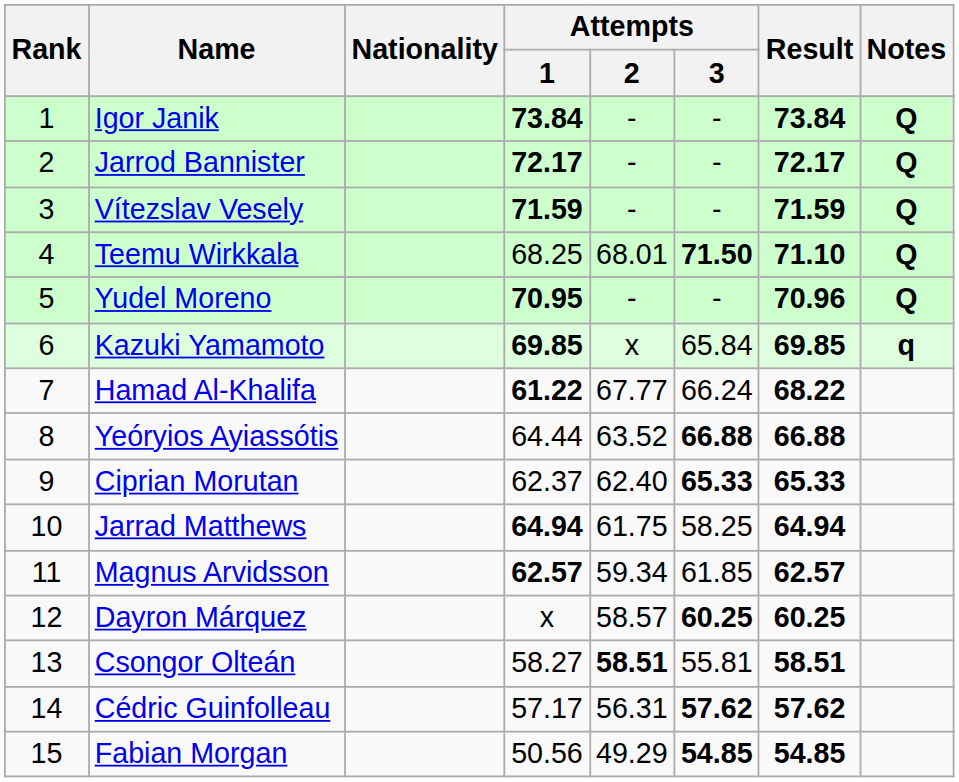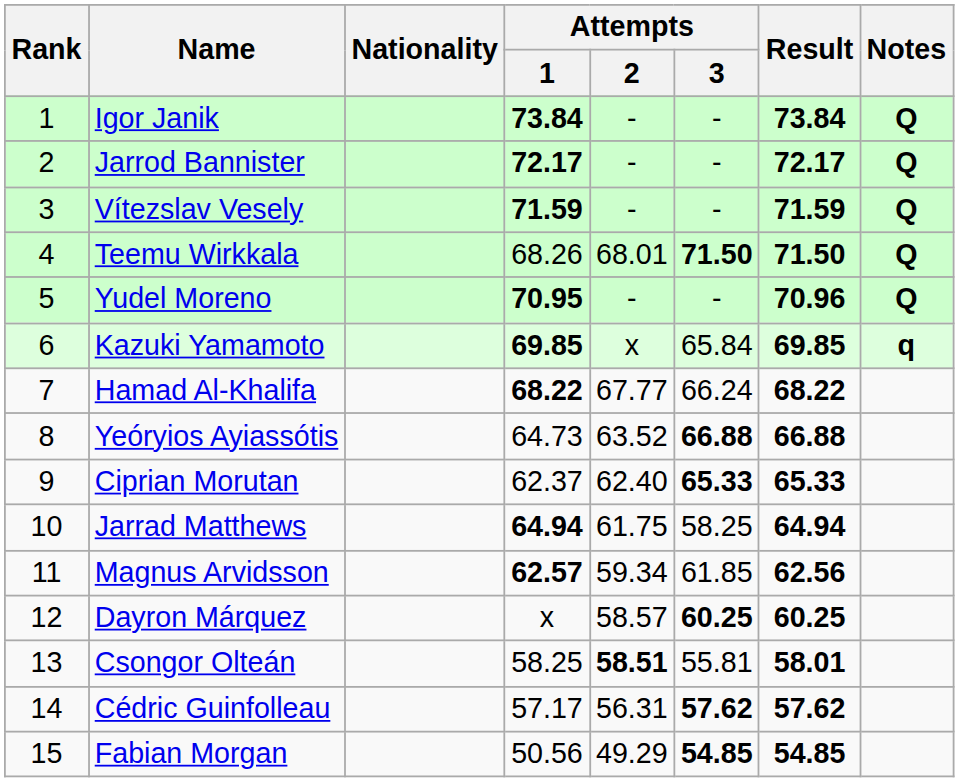(547, 254) 68.25 -> (547, 254) 68.26
(810, 254) 71.10 -> (810, 254) 71.50
(547, 390) 61.22 -> (547, 390) 68.22
(547, 436) 64.44 -> (547, 436) 64.73
(810, 572) 62.57 -> (810, 572) 62.56
(547, 663) 58.27 -> (547, 663) 58.25
(810, 663) 58.51 -> (810, 663) 58.01
